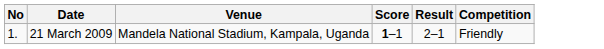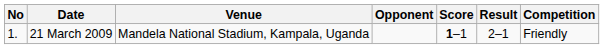+ column: (404, 14)
